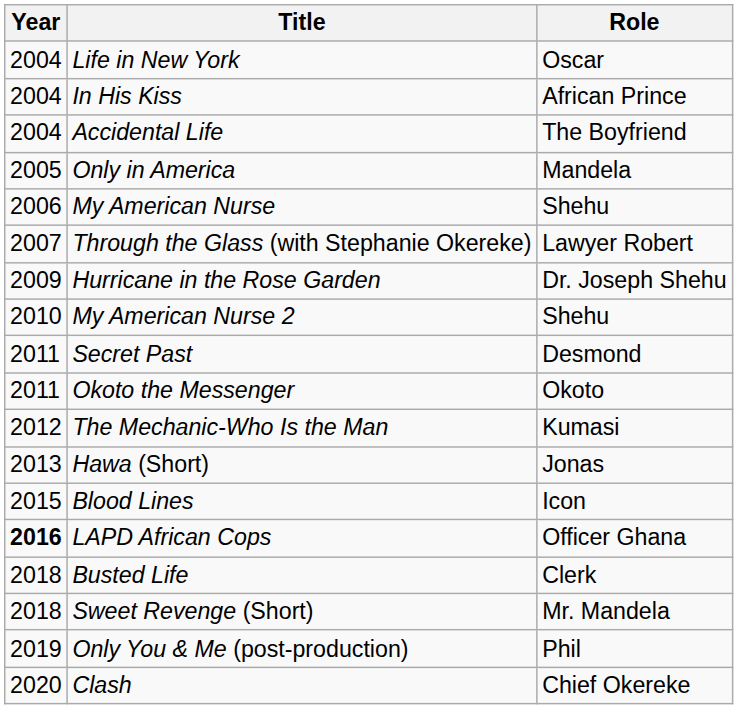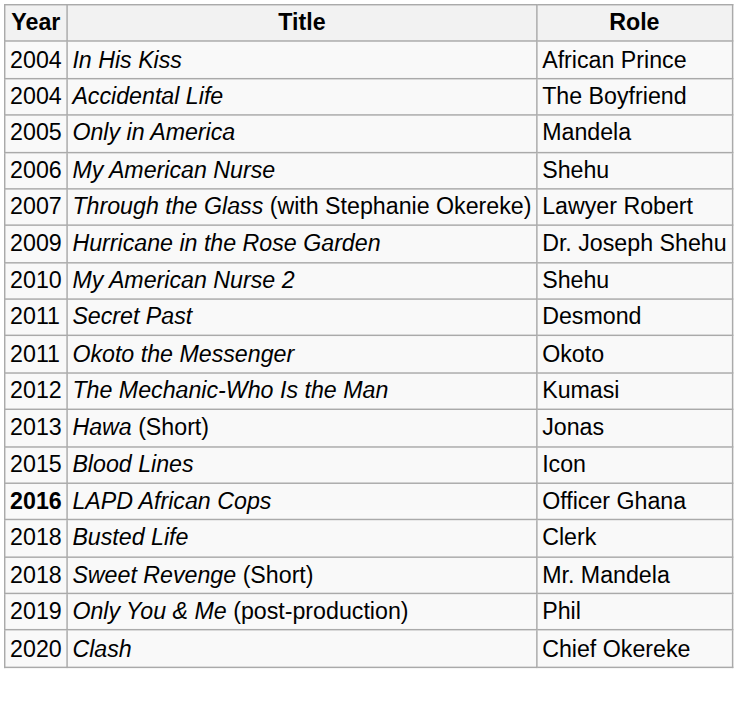- row: (156, 59)
